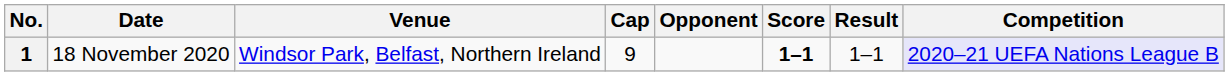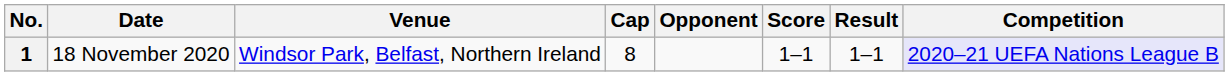(630, 53) 9 -> (630, 53) 8
(796, 53) bold -> (796, 53) normal
